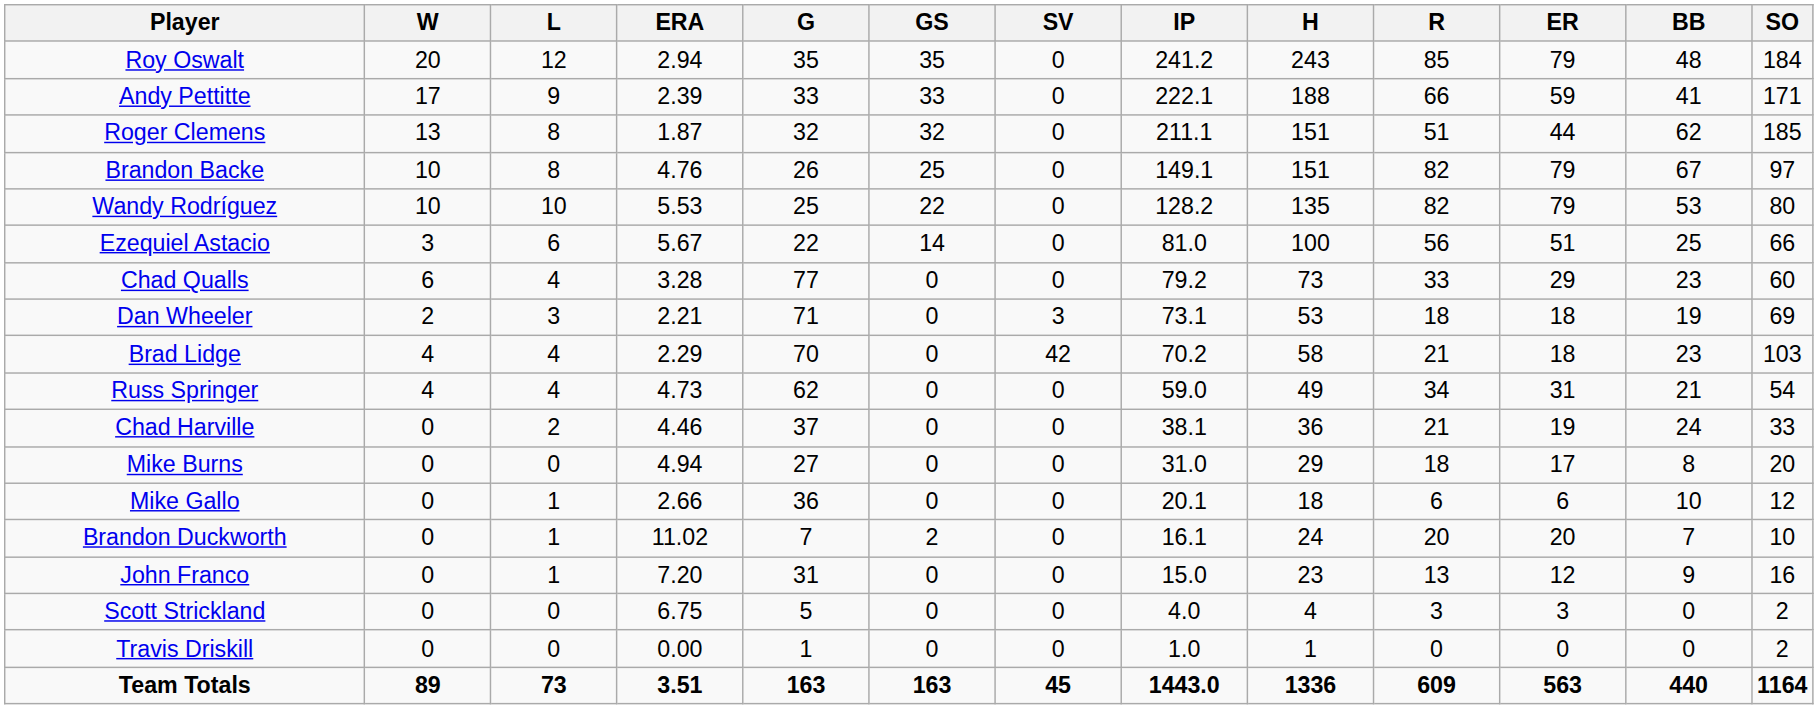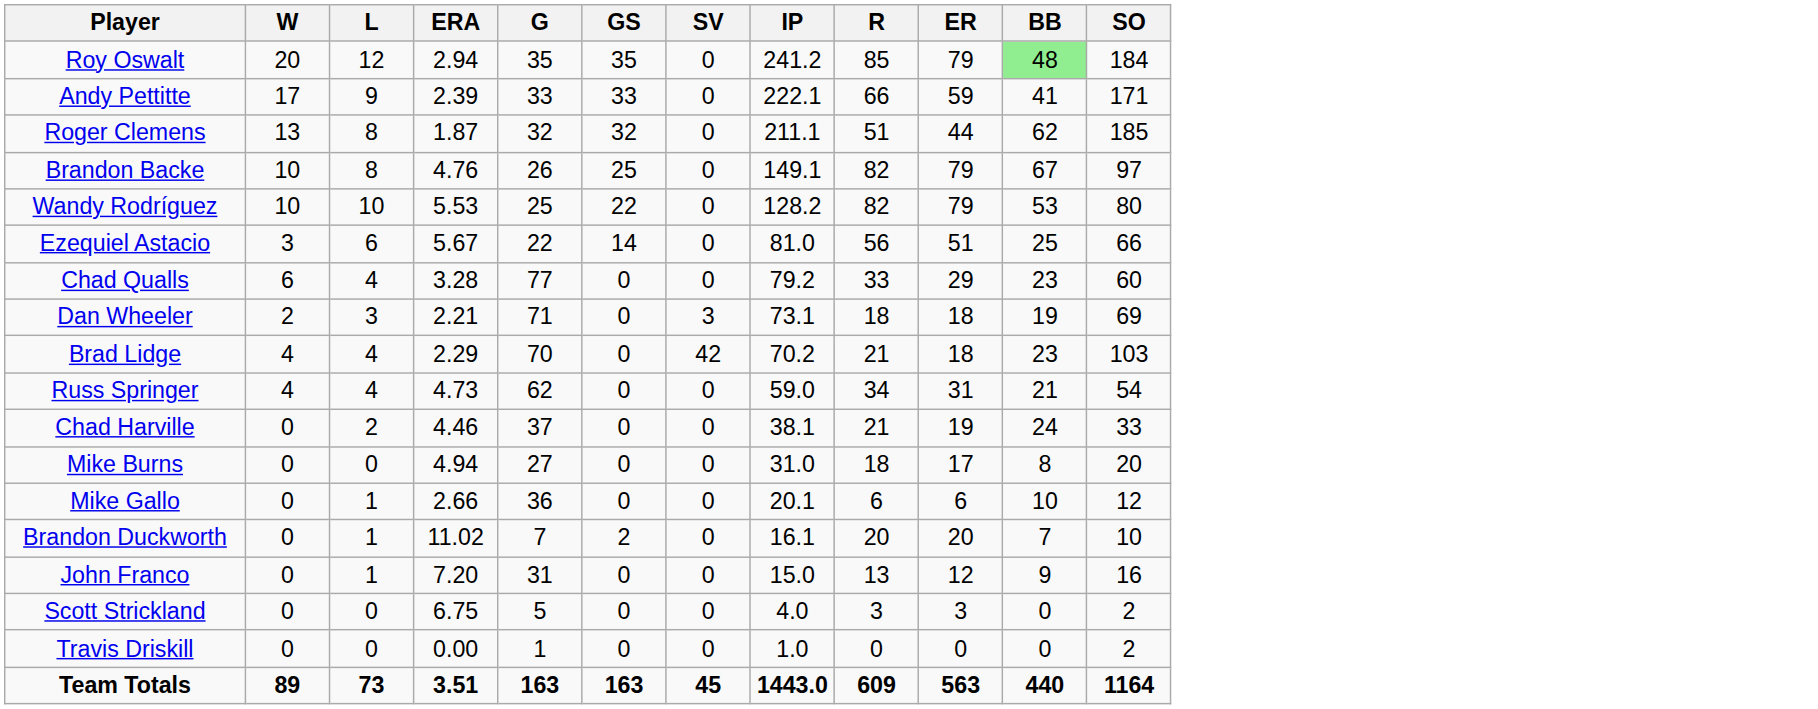- column: (1310, 22)
(1689, 59) no background -> (1045, 59) lightgreen background
